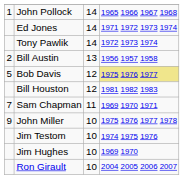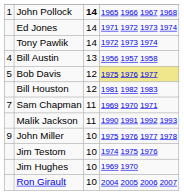(92, 12) normal -> (92, 12) bold
(9, 58) 2 -> (9, 58) 4
+ row: (47, 120)
